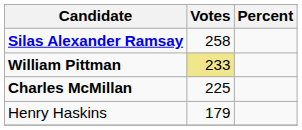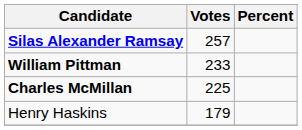(218, 40) 258 -> (218, 40) 257
(218, 64) khaki background -> (218, 64) no background
